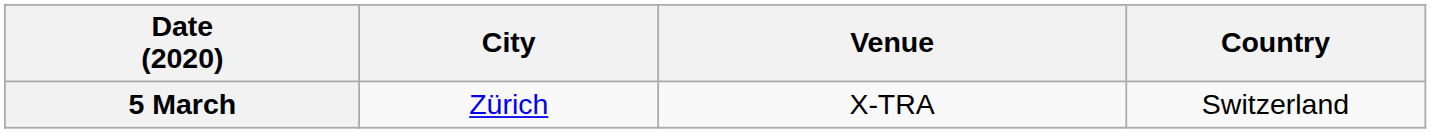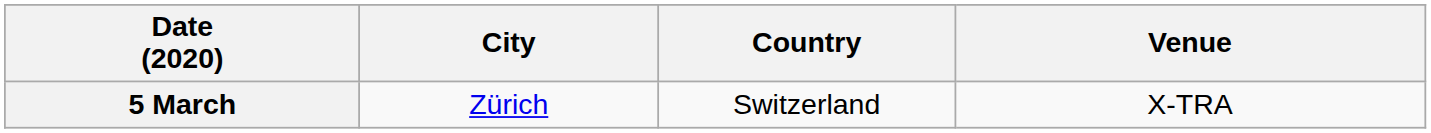columns swapped: (1275, 43) <-> (892, 43)
